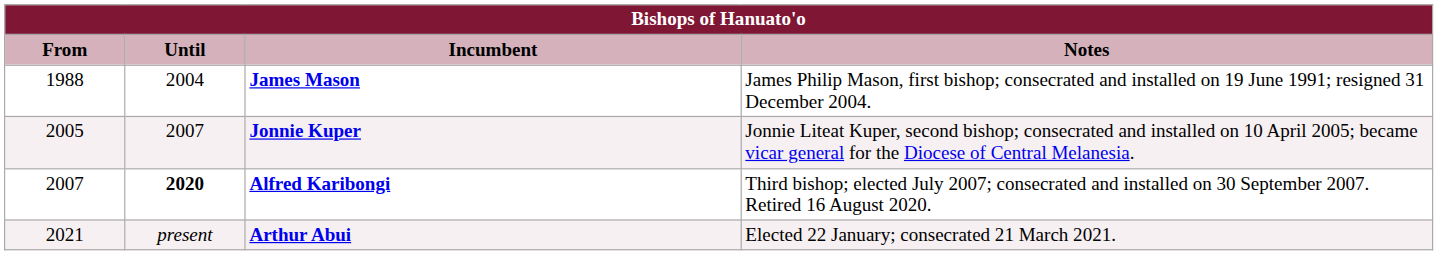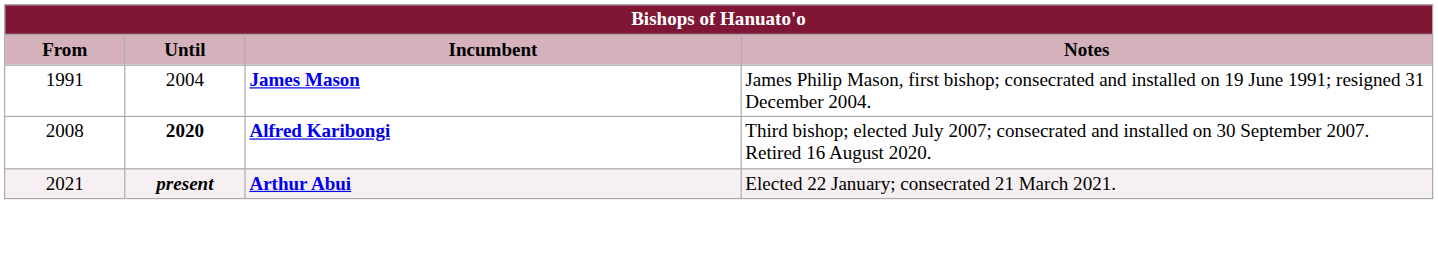(65, 79) 1988 -> (65, 79) 1991
- row: (305, 131)
(65, 183) 2007 -> (65, 131) 2008
(185, 234) normal -> (185, 183) bold
